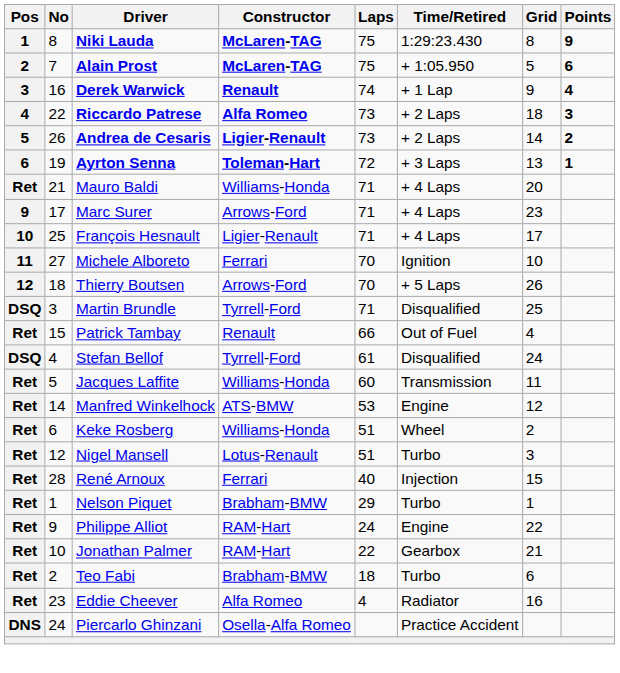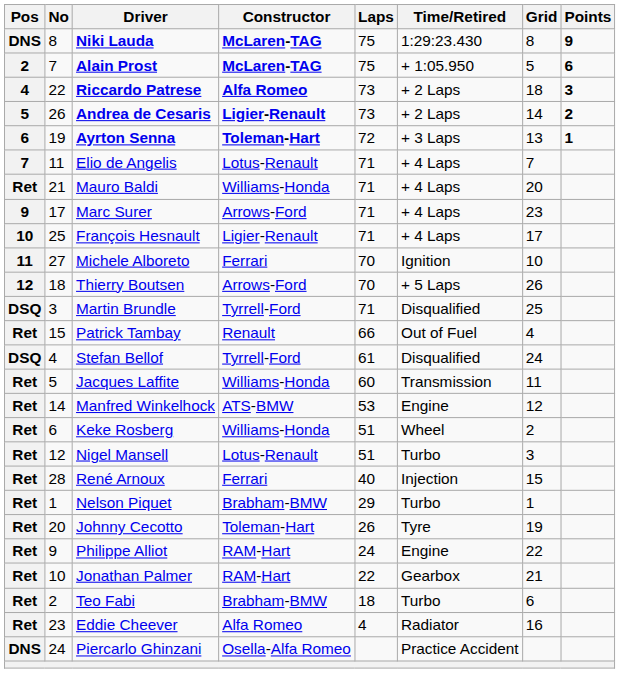(25, 41) 1 -> (25, 41) DNS
- row: (130, 90)
+ row: (126, 163)
+ row: (129, 527)
